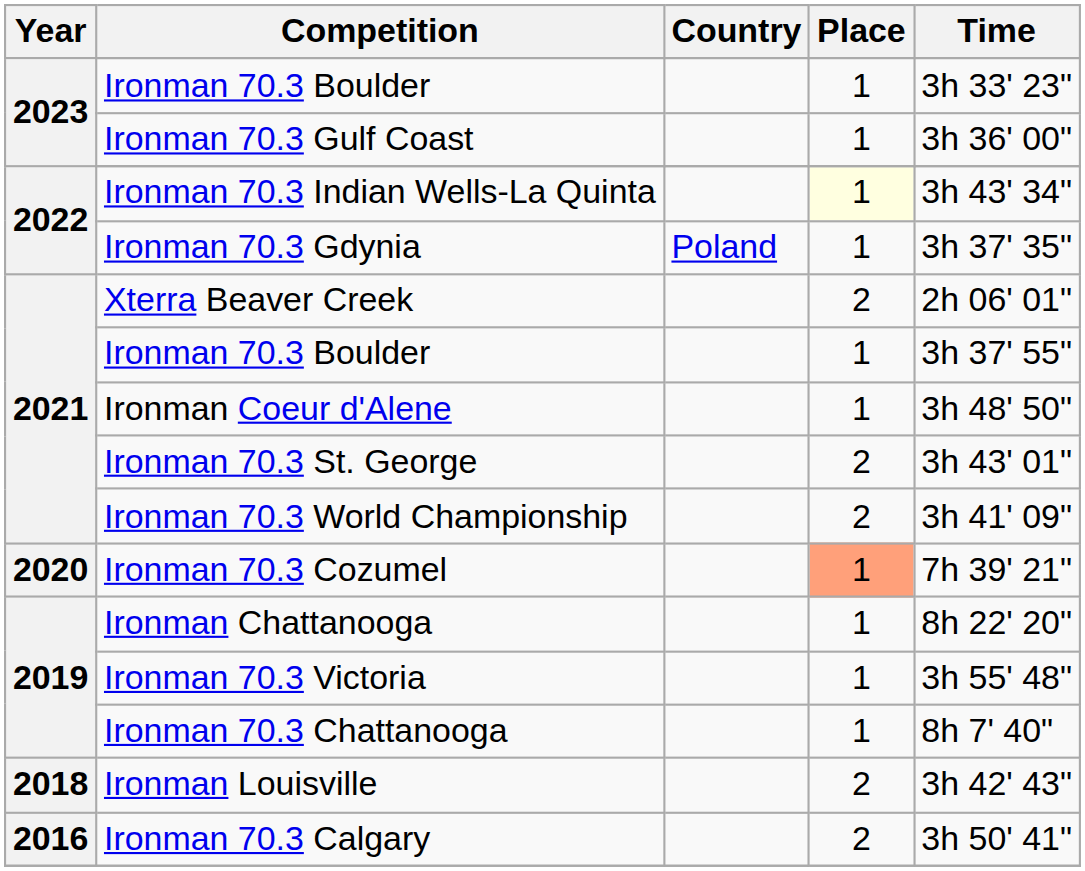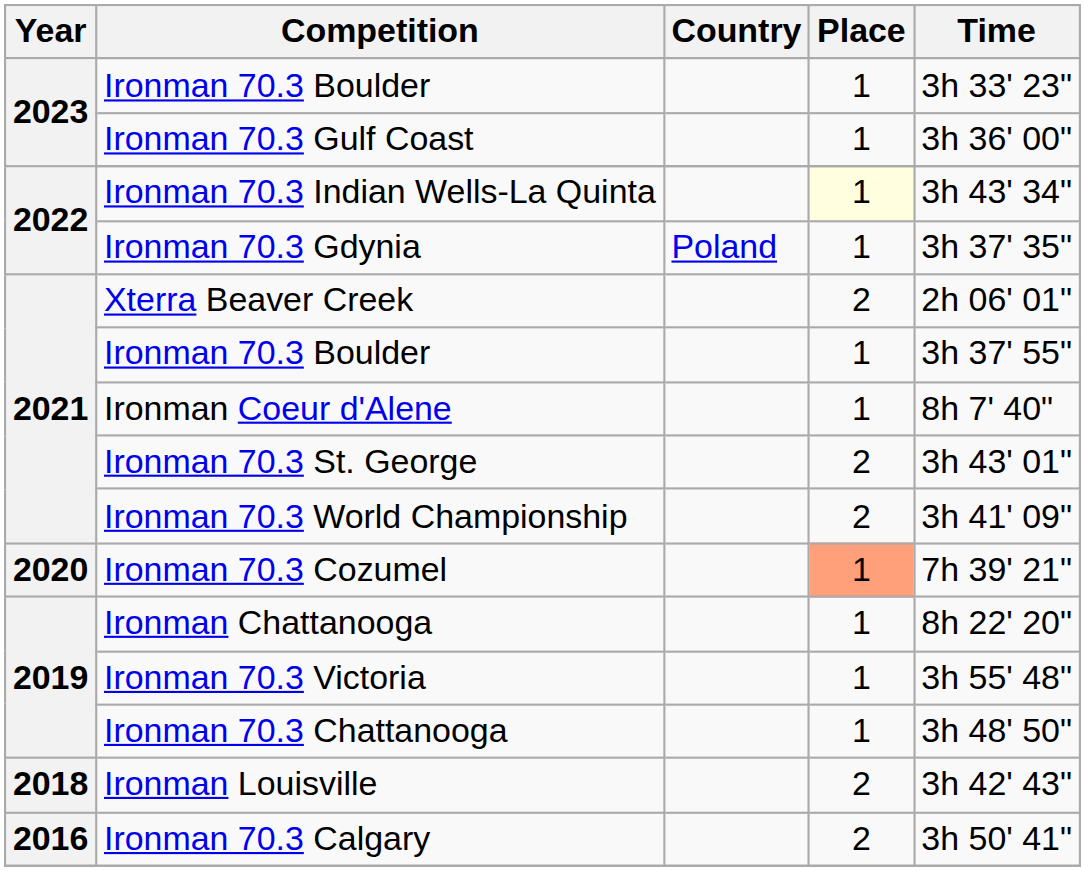(997, 407) 3h 48' 50" -> (987, 407) 8h 7' 40"
(987, 730) 8h 7' 40" -> (997, 730) 3h 48' 50"
